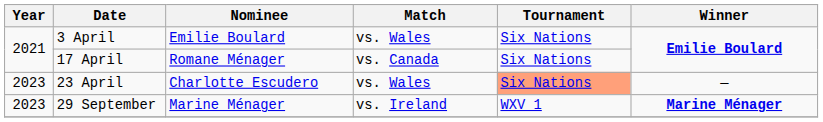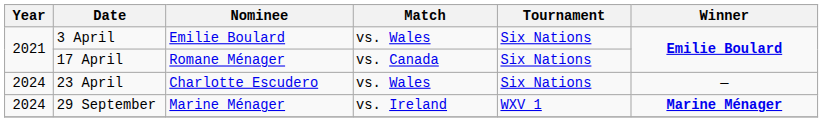(29, 83) 2023 -> (29, 83) 2024
(546, 83) lightsalmon background -> (546, 83) no background
(29, 106) 2023 -> (29, 106) 2024
